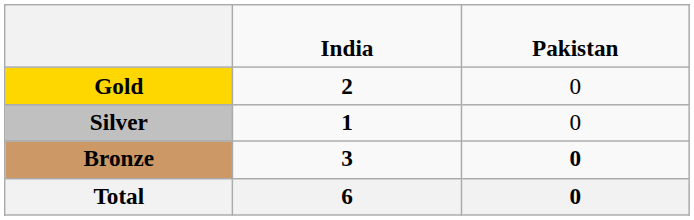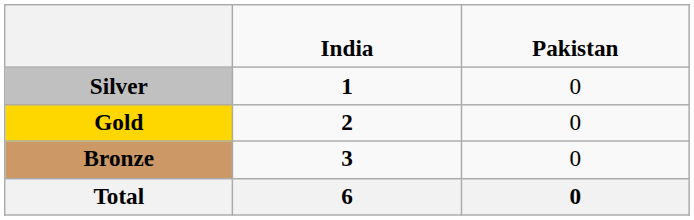rows swapped: (119, 85) <-> (119, 122)
(575, 159) bold -> (575, 159) normal
